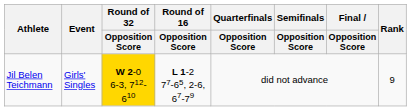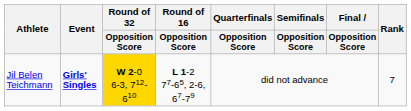(80, 80) normal -> (80, 80) bold
(392, 80) 9 -> (392, 80) 7
